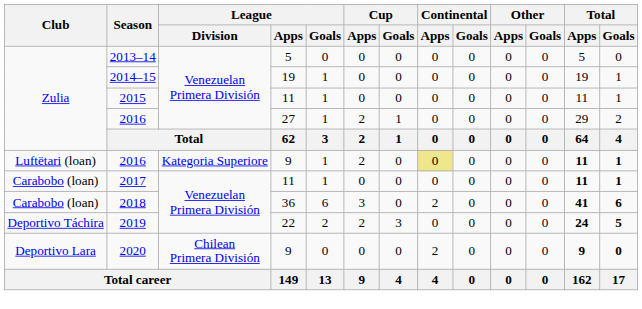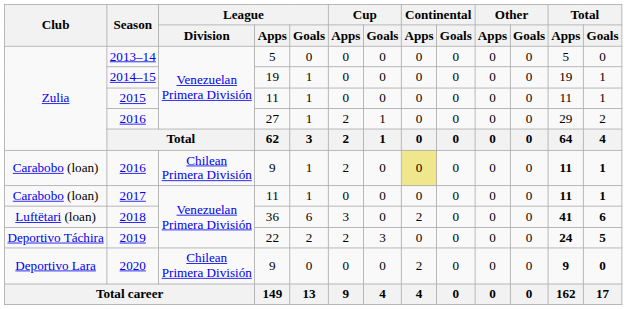(56, 160) Luftëtari (loan) -> (56, 167) Carabobo (loan)
(215, 160) Kategoria Superiore -> (207, 167) Chilean Primera División
(56, 202) Carabobo (loan) -> (56, 216) Luftëtari (loan)
